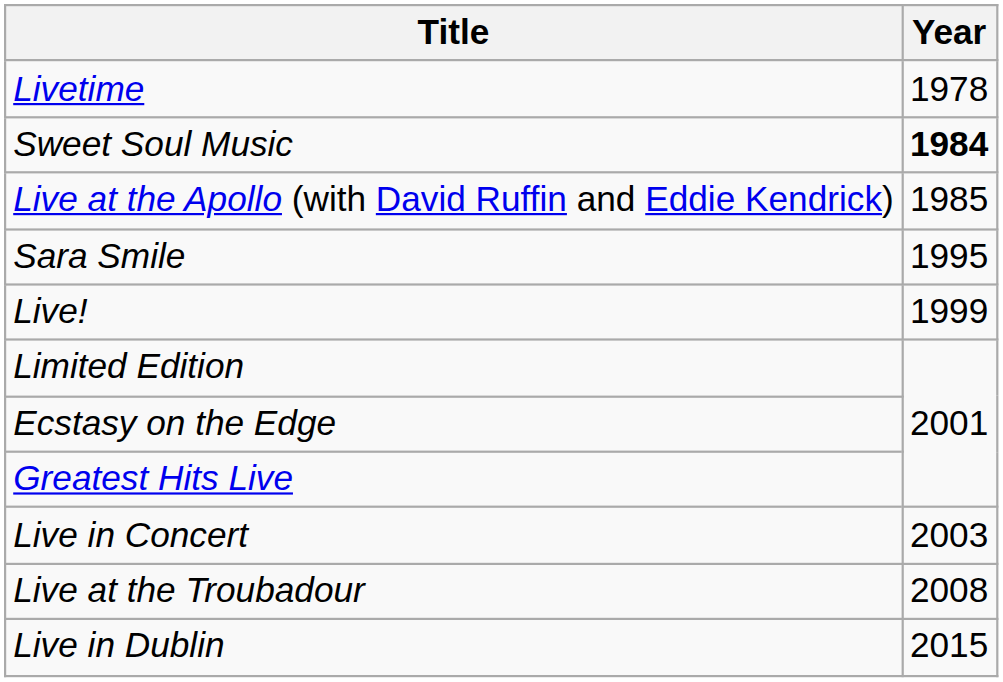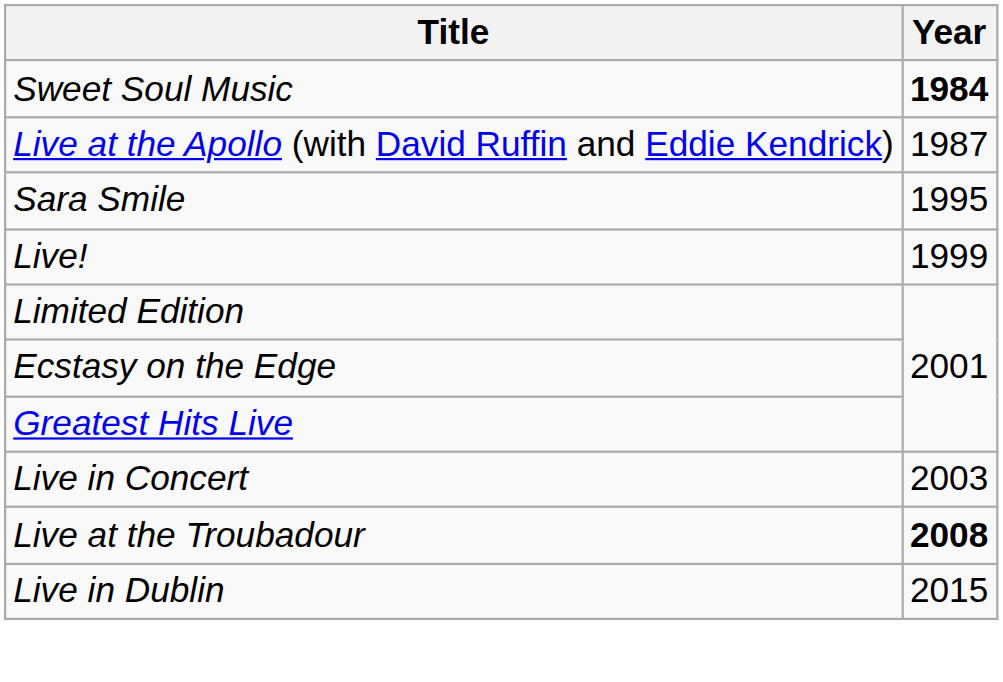- row: (79, 88)
(949, 199) 1985 -> (949, 144) 1987
(949, 590) normal -> (949, 534) bold
